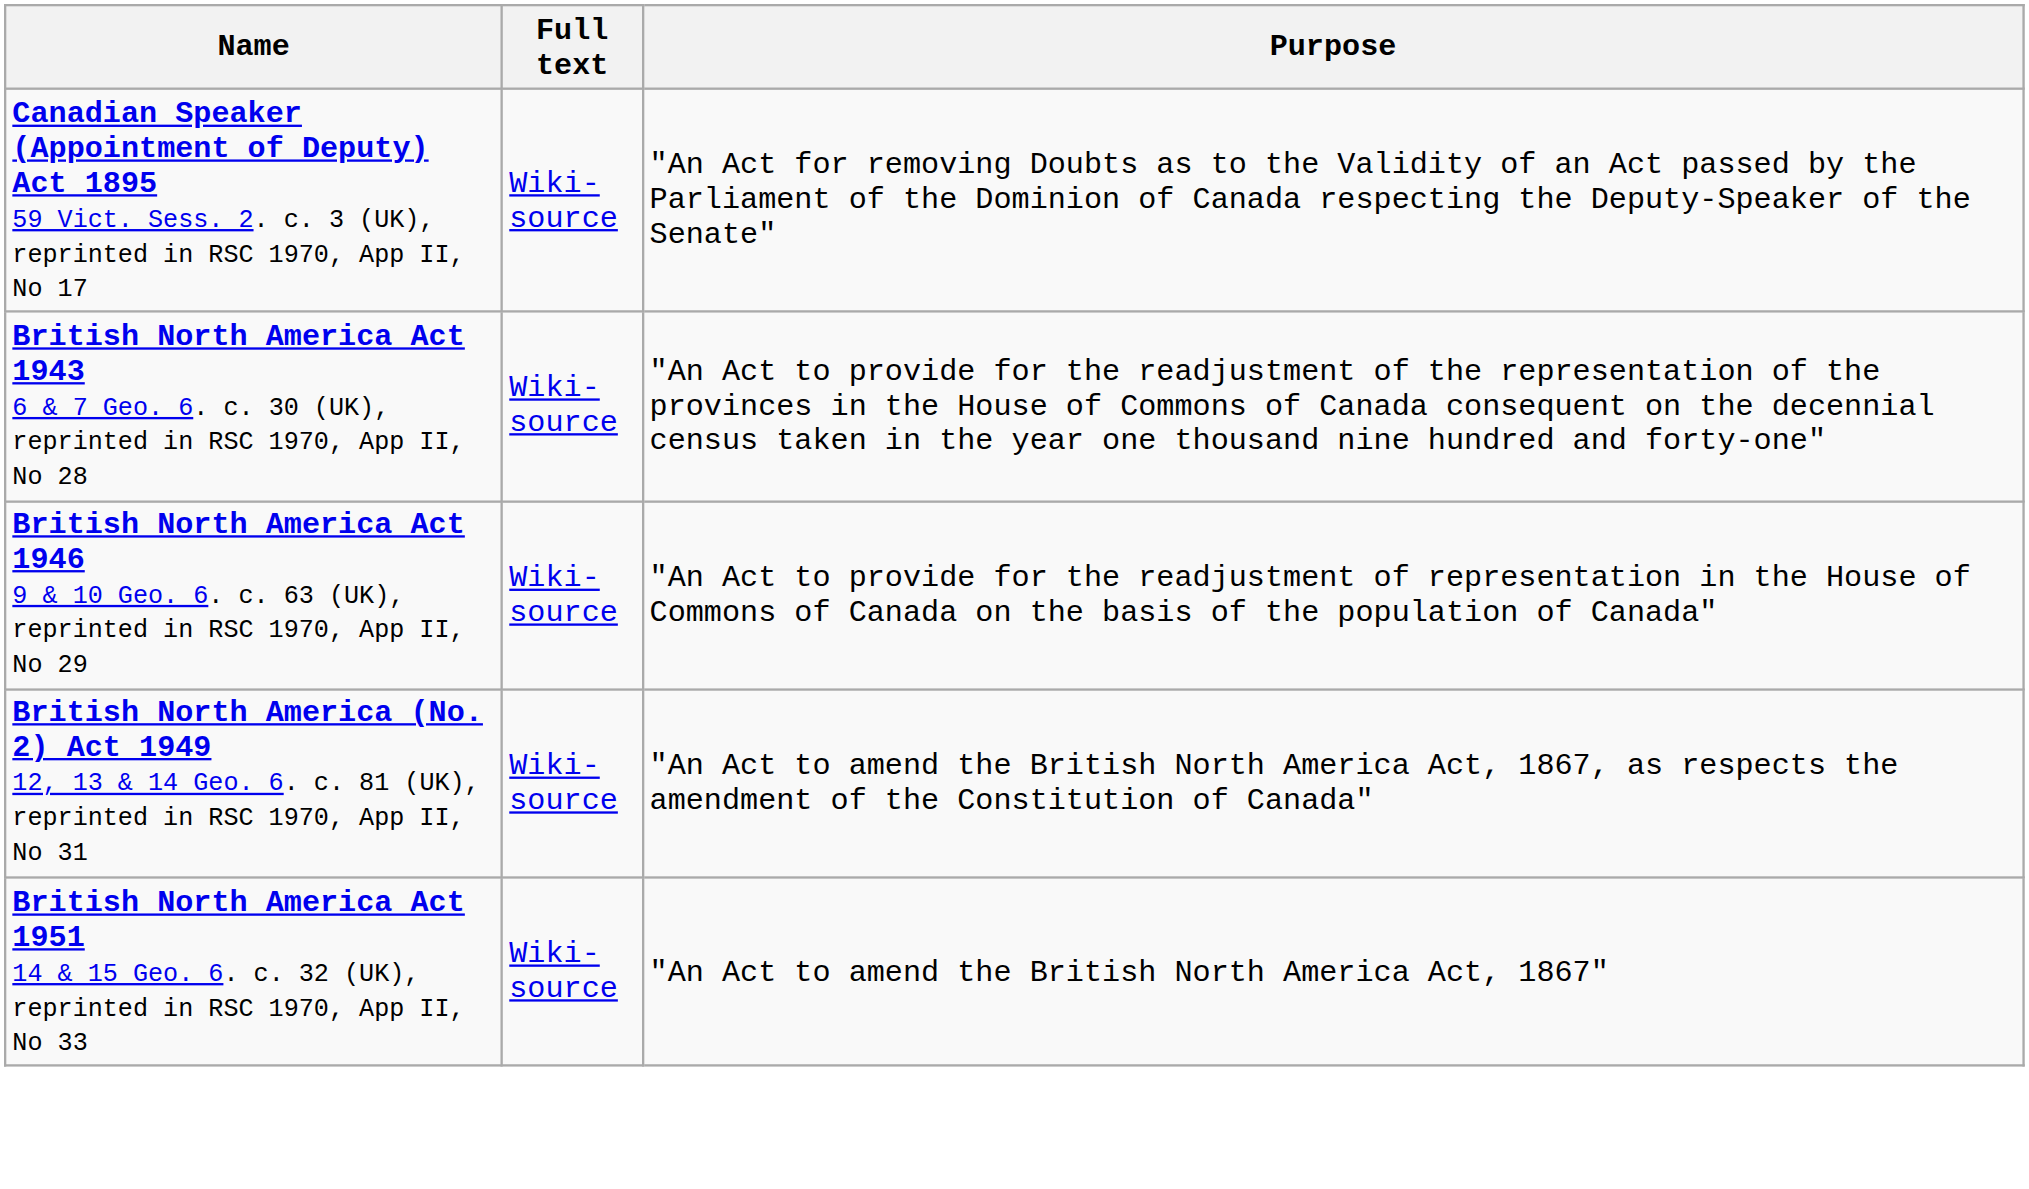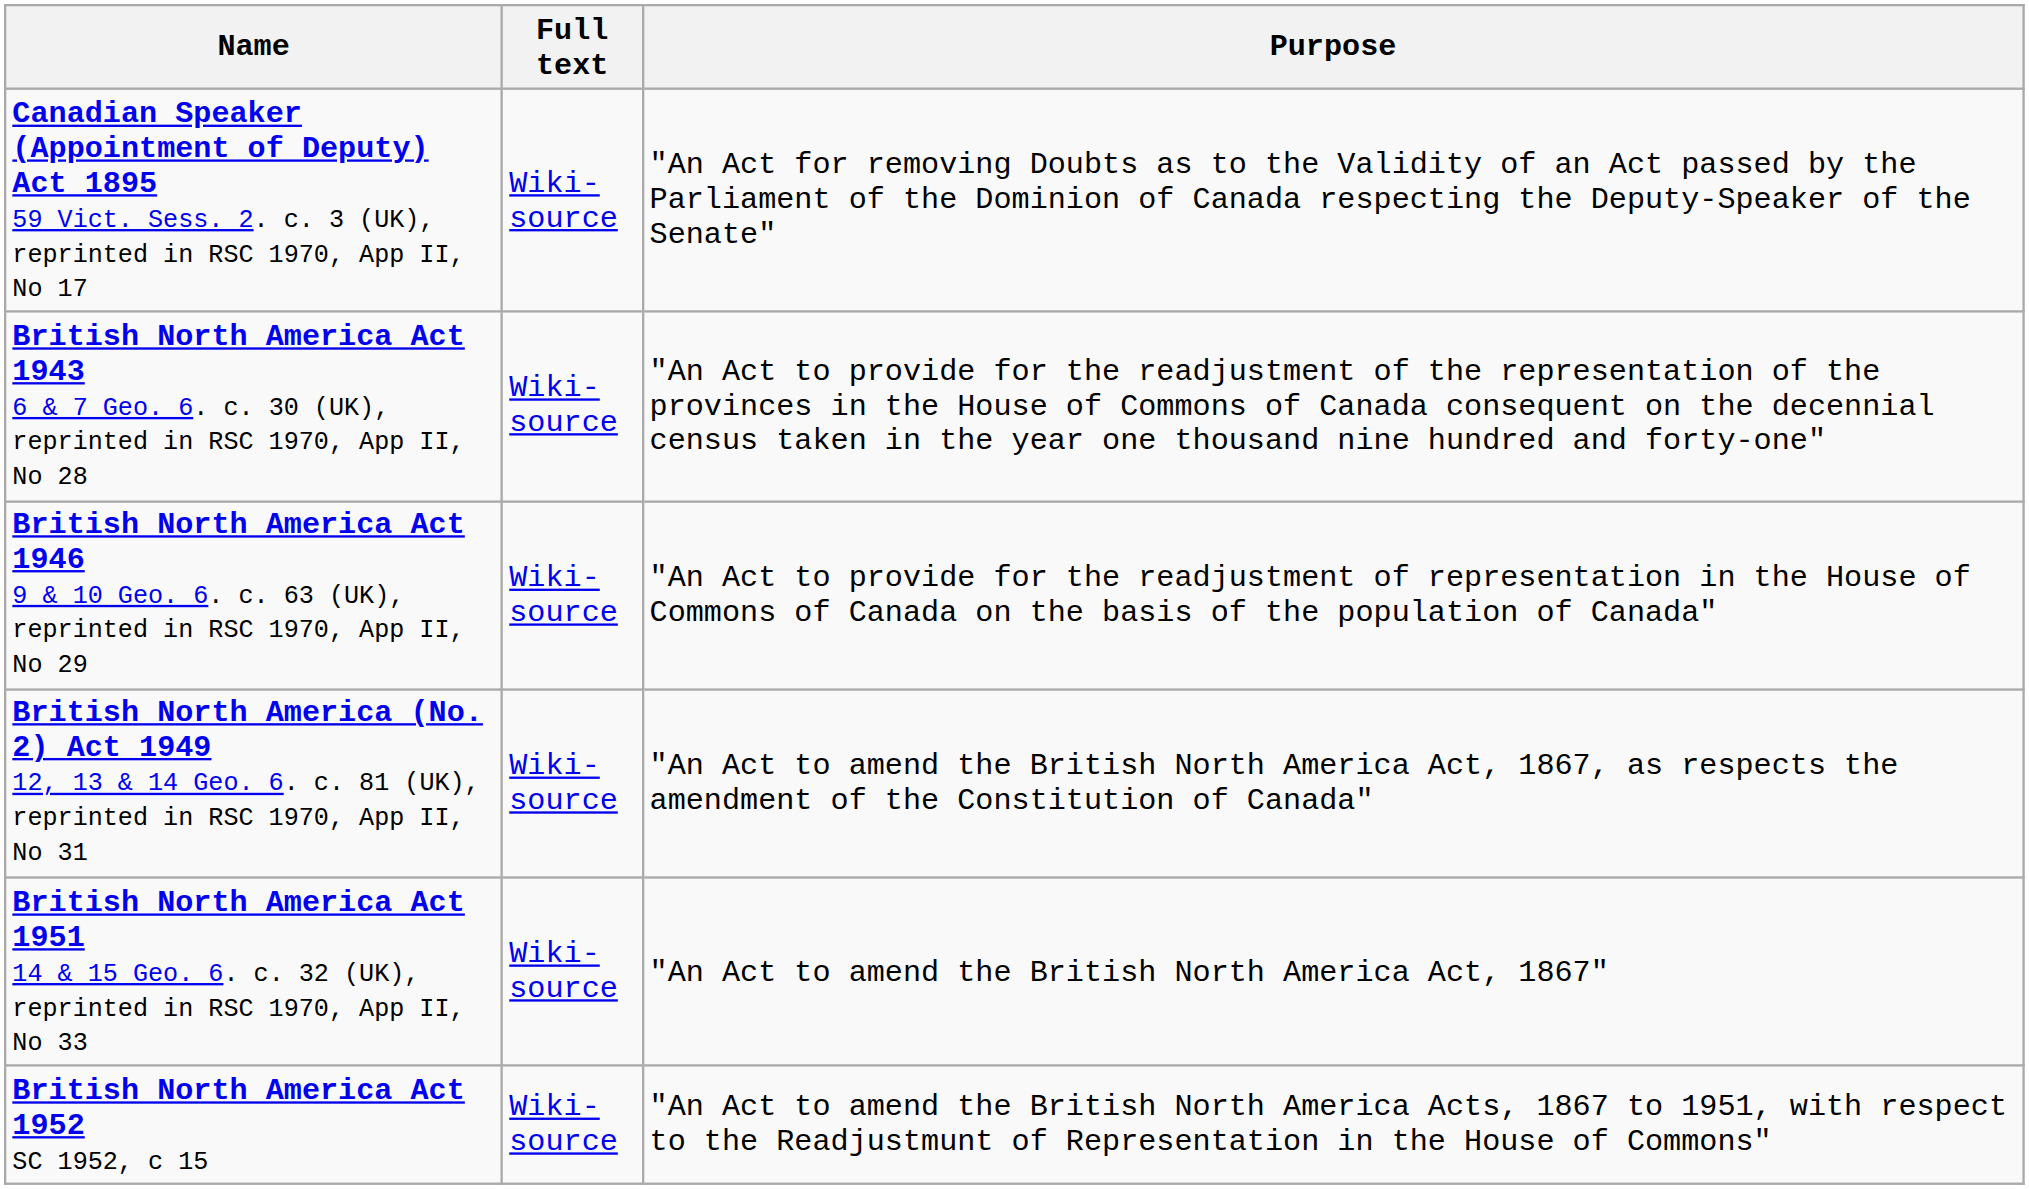+ row: (239, 1124)
